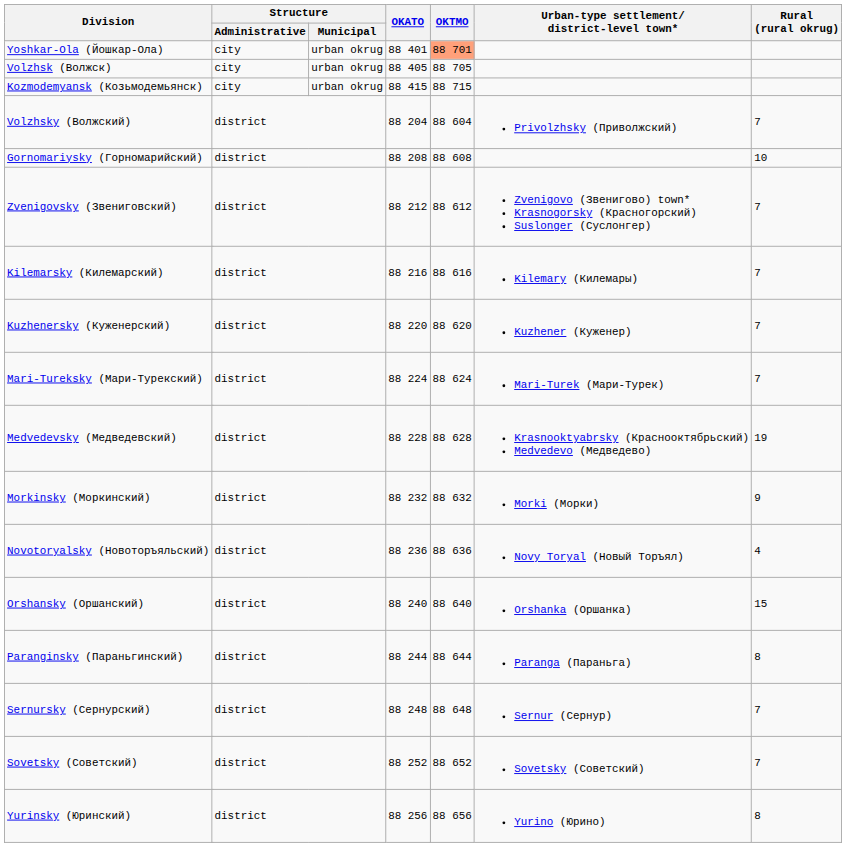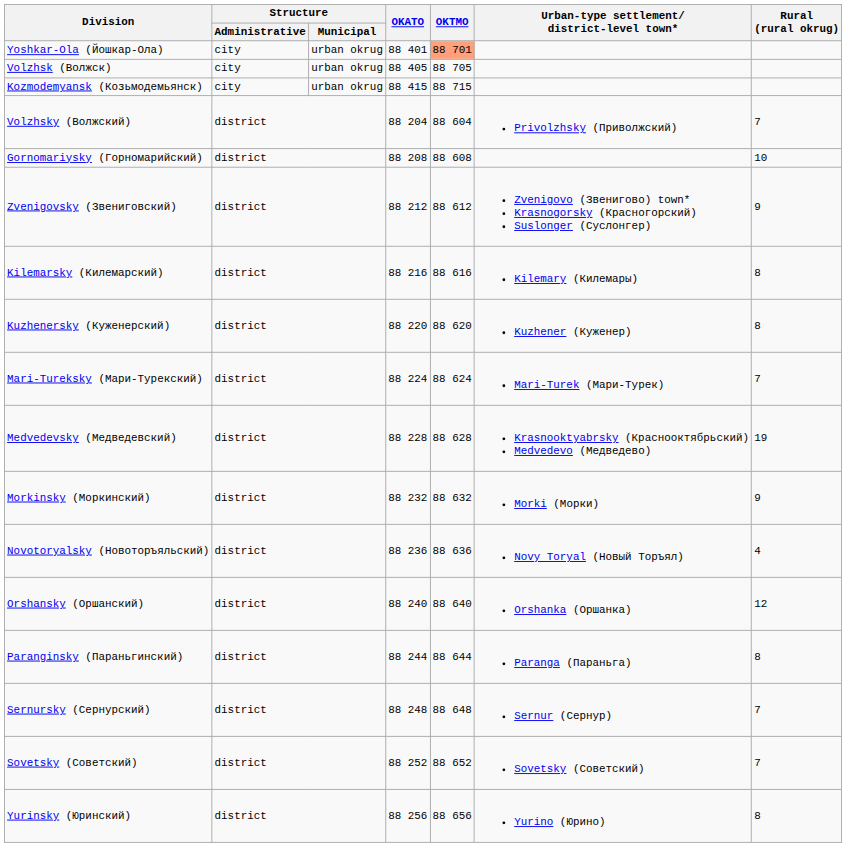(758, 206) 7 -> (758, 206) 9
(758, 272) 7 -> (758, 272) 8
(758, 326) 7 -> (758, 326) 8
(761, 604) 15 -> (761, 604) 12
